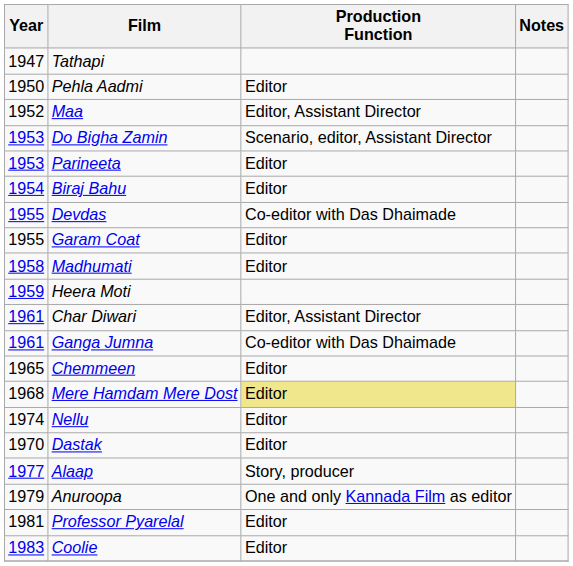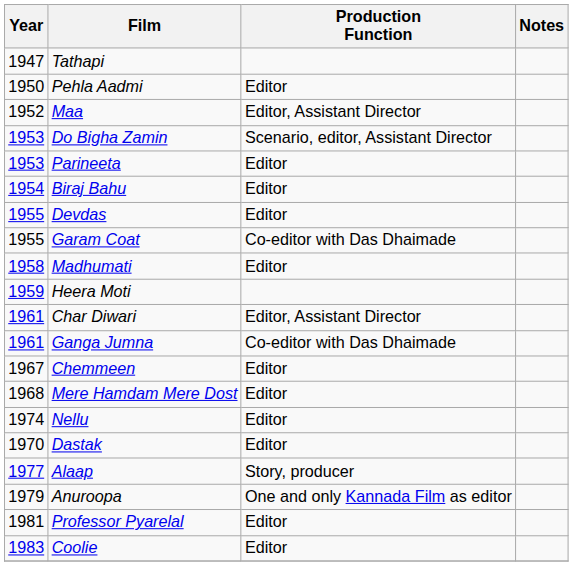(351, 214) Co-editor with Das Dhaimade -> (266, 214) Editor
(266, 240) Editor -> (351, 240) Co-editor with Das Dhaimade
(26, 368) 1965 -> (26, 368) 1967
(266, 394) khaki background -> (266, 394) no background
